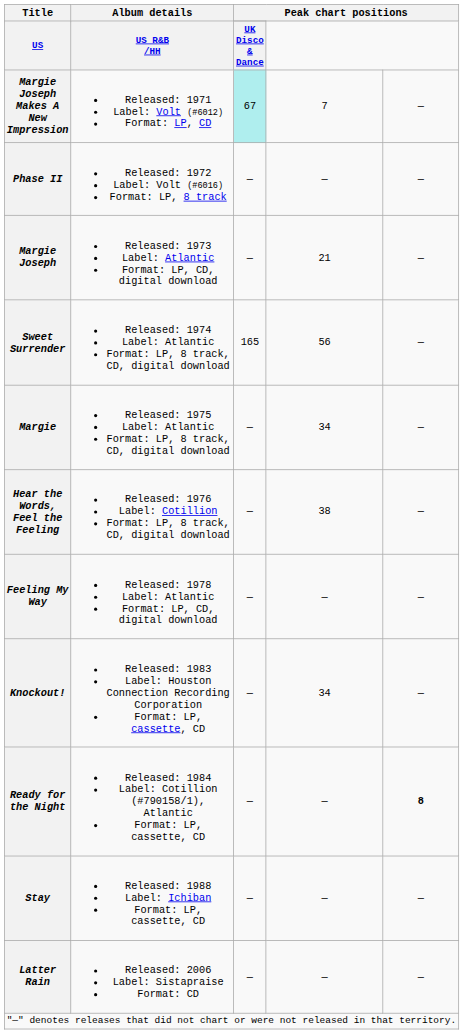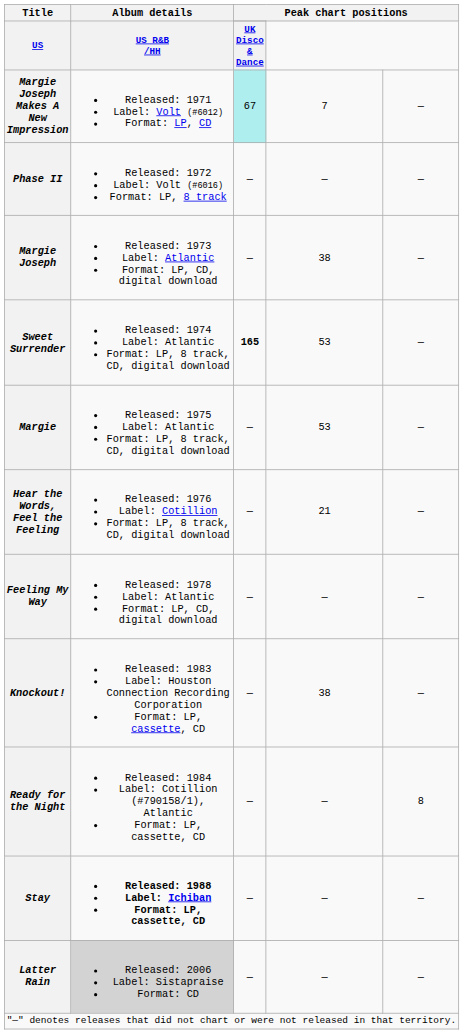(325, 258) 21 -> (325, 258) 38
(250, 343) normal -> (250, 343) bold
(325, 343) 56 -> (325, 343) 53
(325, 427) 34 -> (325, 427) 53
(325, 512) 38 -> (325, 512) 21
(325, 693) 34 -> (325, 693) 38
(421, 801) bold -> (421, 801) normal
(152, 904) normal -> (152, 904) bold
(152, 983) no background -> (152, 983) lightgrey background
